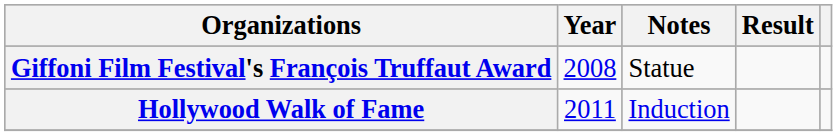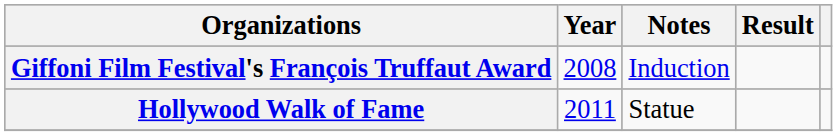(661, 67) Statue -> (679, 67) Induction
(679, 109) Induction -> (661, 109) Statue
